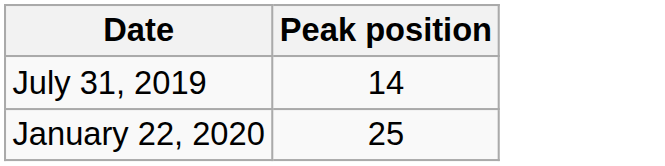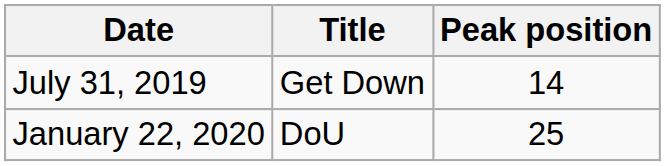+ column: (352, 30)
